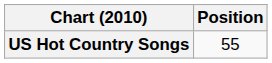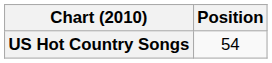(230, 44) 55 -> (230, 44) 54
